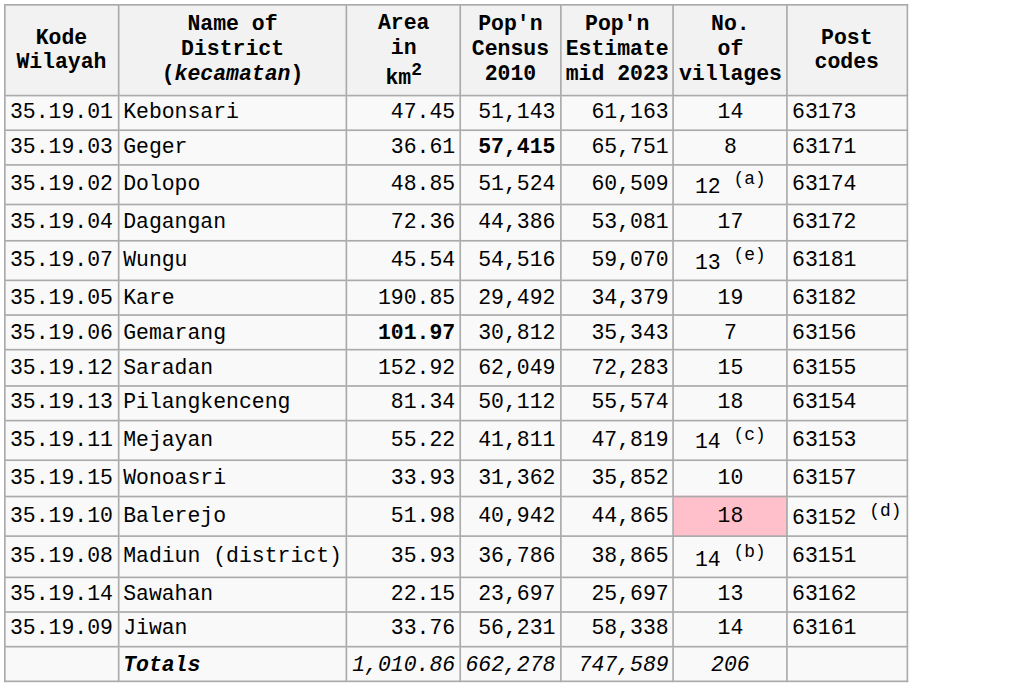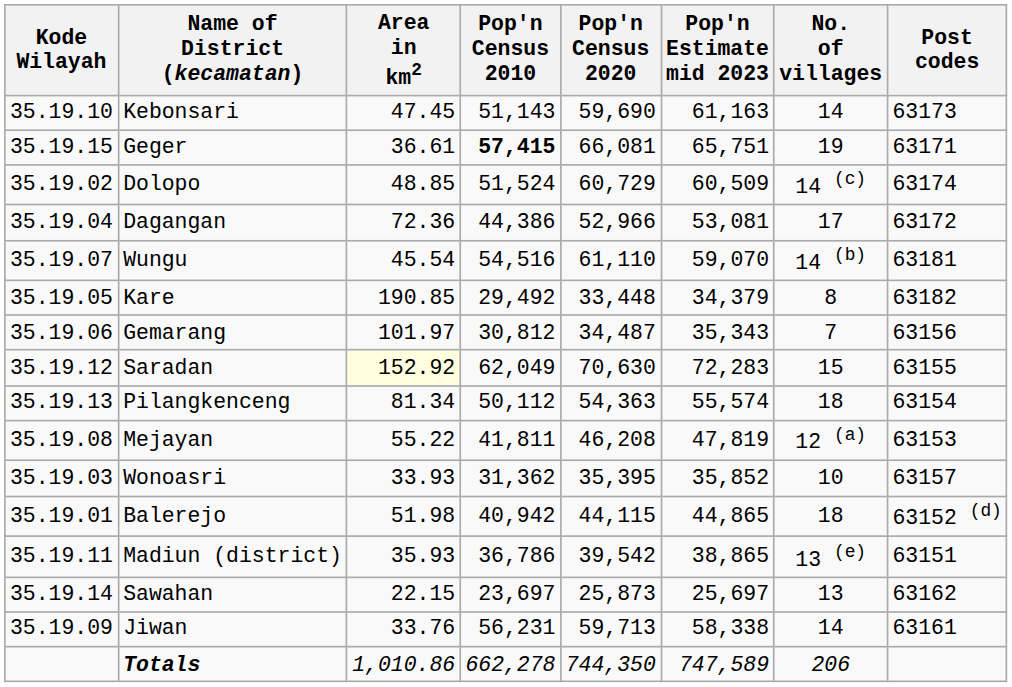+ column: (611, 50)
(61, 112) 35.19.01 -> (61, 112) 35.19.10
(61, 147) 35.19.03 -> (61, 147) 35.19.15
(730, 147) 8 -> (831, 147) 19
(730, 185) 12 (a) -> (831, 185) 14 (c)
(730, 260) 13 (e) -> (831, 260) 14 (b)
(730, 298) 19 -> (831, 298) 8
(417, 333) bold -> (417, 333) normal
(417, 368) no background -> (417, 368) lightyellow background
(61, 441) 35.19.11 -> (61, 441) 35.19.08
(730, 441) 14 (c) -> (831, 441) 12 (a)
(61, 478) 35.19.15 -> (61, 478) 35.19.03
(61, 516) 35.19.10 -> (61, 516) 35.19.01
(730, 516) pink background -> (831, 516) no background
(61, 556) 35.19.08 -> (61, 556) 35.19.11
(730, 556) 14 (b) -> (831, 556) 13 (e)
